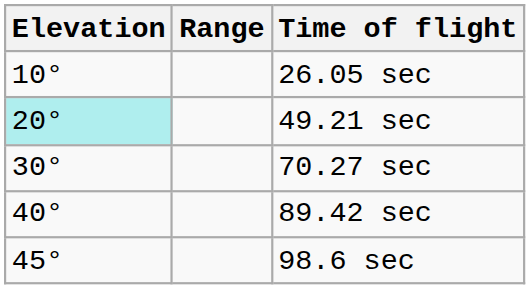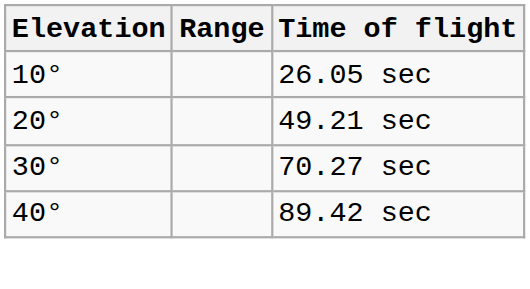(38, 121) paleturquoise background -> (38, 121) no background
- row: (347, 260)
